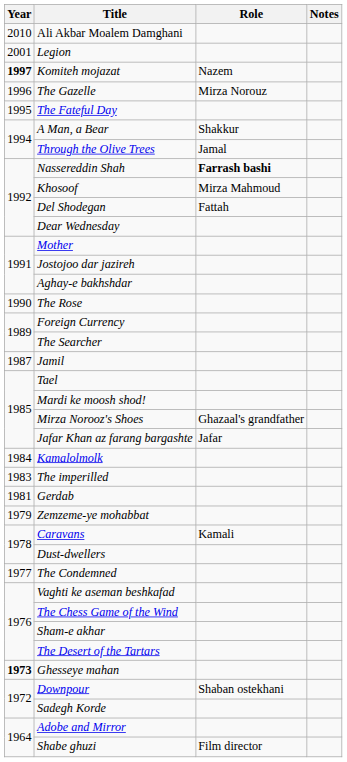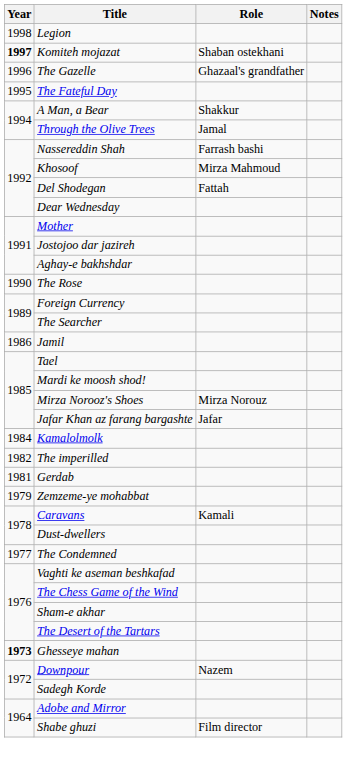- row: (110, 33)
(19, 52) 2001 -> (19, 33) 1998
(216, 71) Nazem -> (241, 52) Shaban ostekhani
(233, 91) Mirza Norouz -> (251, 71) Ghazaal's grandfather
(235, 168) bold -> (231, 149) normal
(19, 361) 1987 -> (19, 341) 1986
(251, 419) Ghazaal's grandfather -> (233, 399) Mirza Norouz
(19, 476) 1983 -> (19, 457) 1982
(241, 689) Shaban ostekhani -> (216, 669) Nazem
